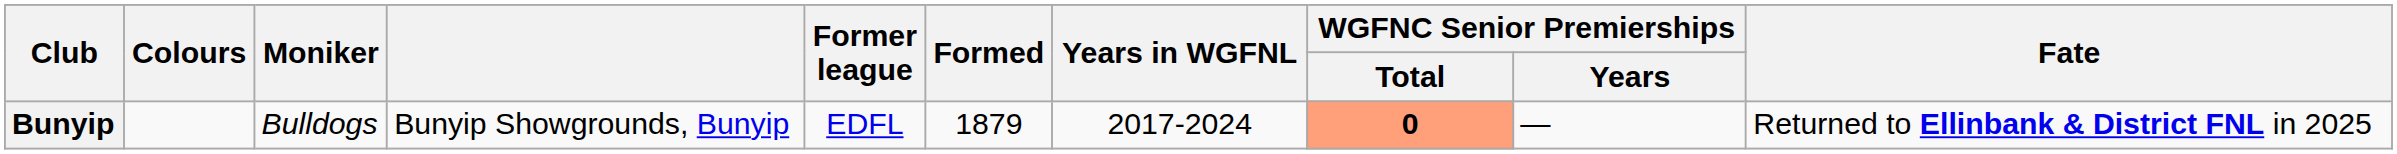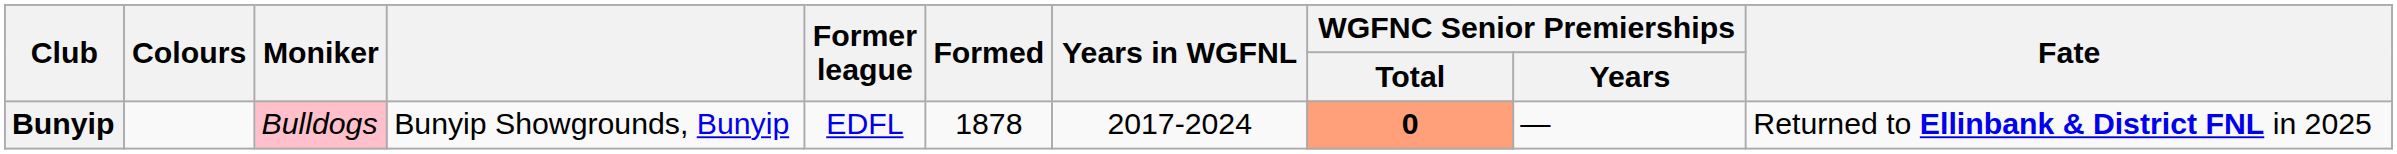(320, 124) no background -> (320, 124) pink background
(989, 124) 1879 -> (989, 124) 1878
